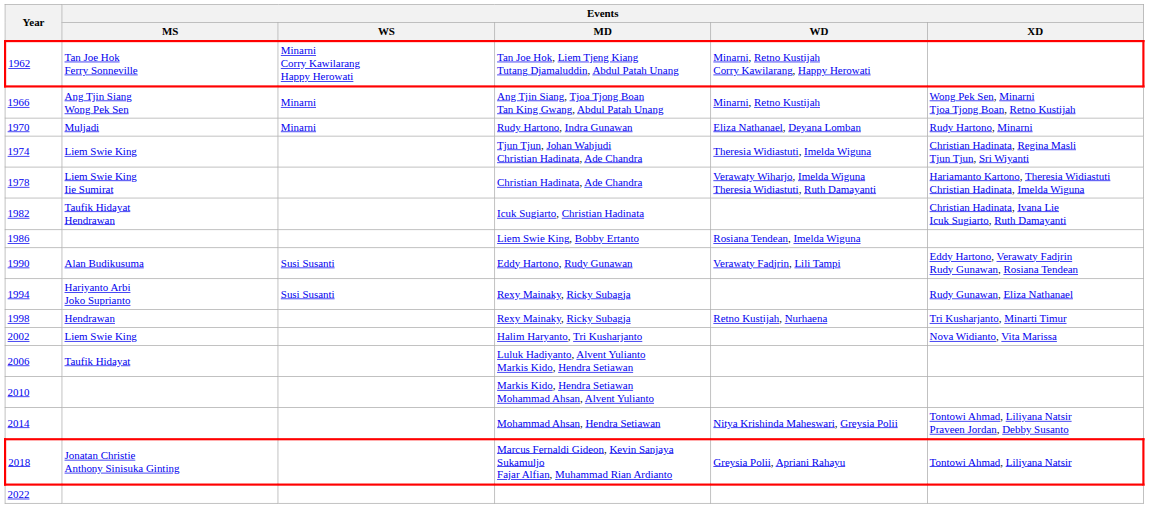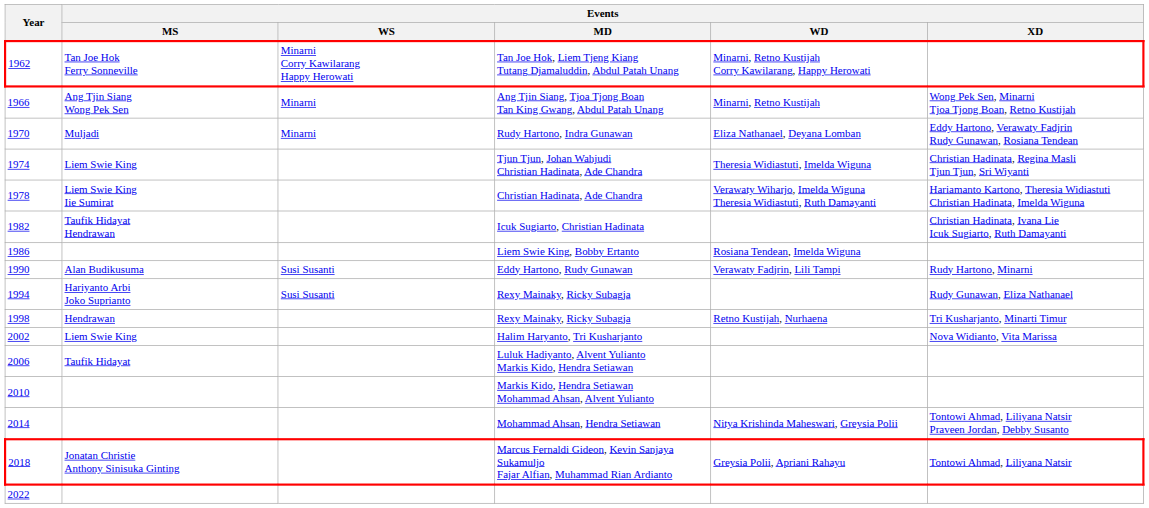(981, 127) Rudy Hartono, Minarni -> (1004, 134) Eddy Hartono, Verawaty Fadjrin Rudy Gunawan, Rosiana Tendean
(1004, 263) Eddy Hartono, Verawaty Fadjrin Rudy Gunawan, Rosiana Tendean -> (981, 269) Rudy Hartono, Minarni
